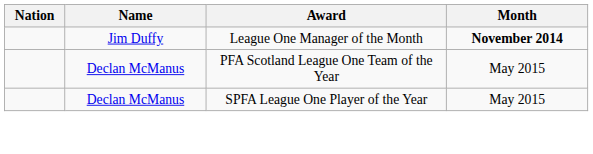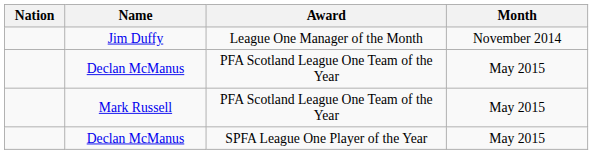(517, 38) bold -> (517, 38) normal
+ row: (135, 107)
